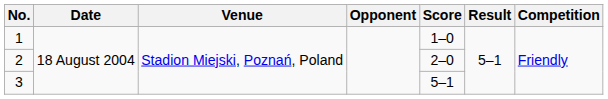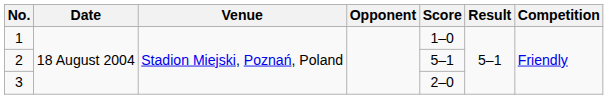(442, 60) 2–0 -> (442, 60) 5–1
(442, 82) 5–1 -> (442, 82) 2–0
